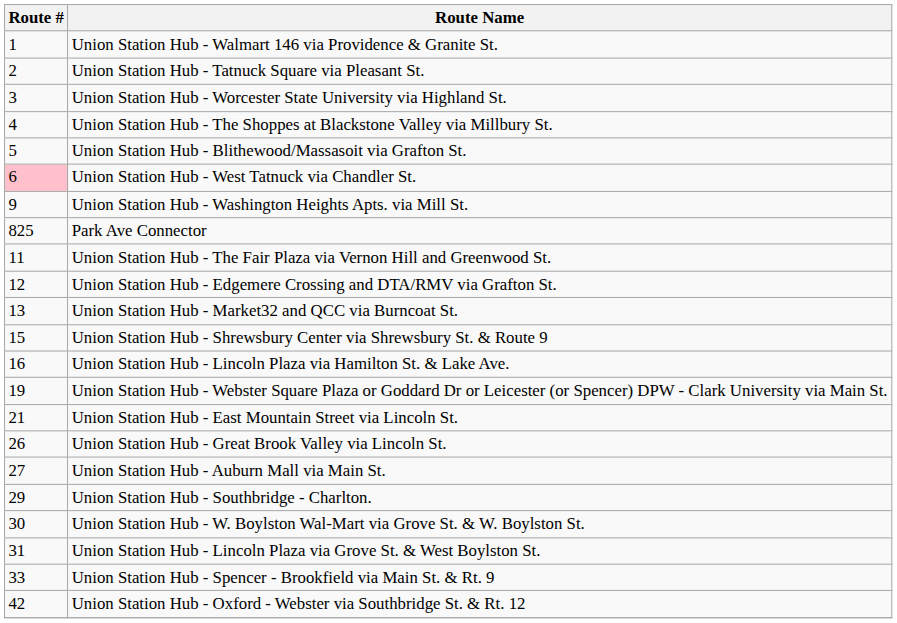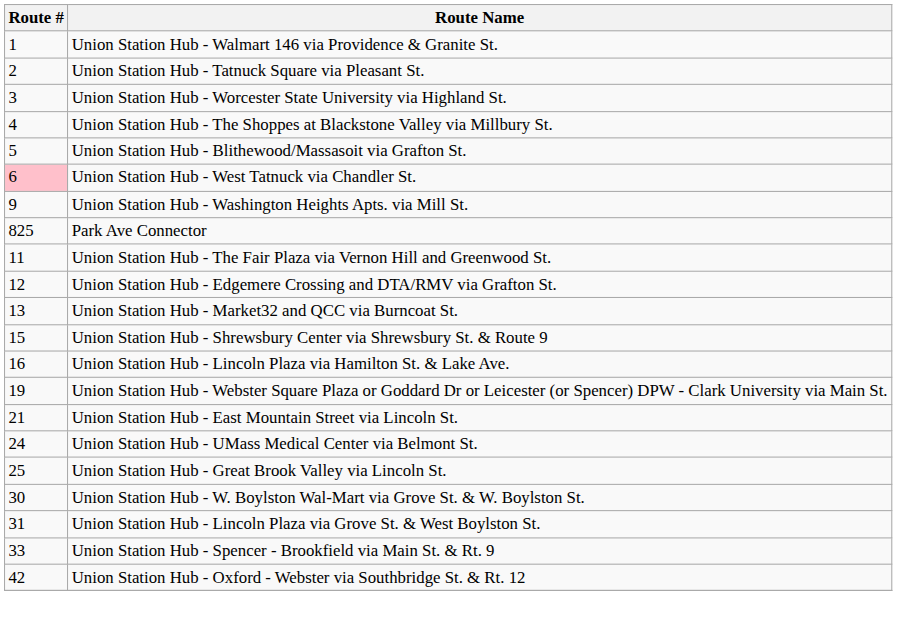+ row: (275, 444)
(17, 444) 26 -> (17, 470) 25
- row: (229, 470)
- row: (222, 497)
